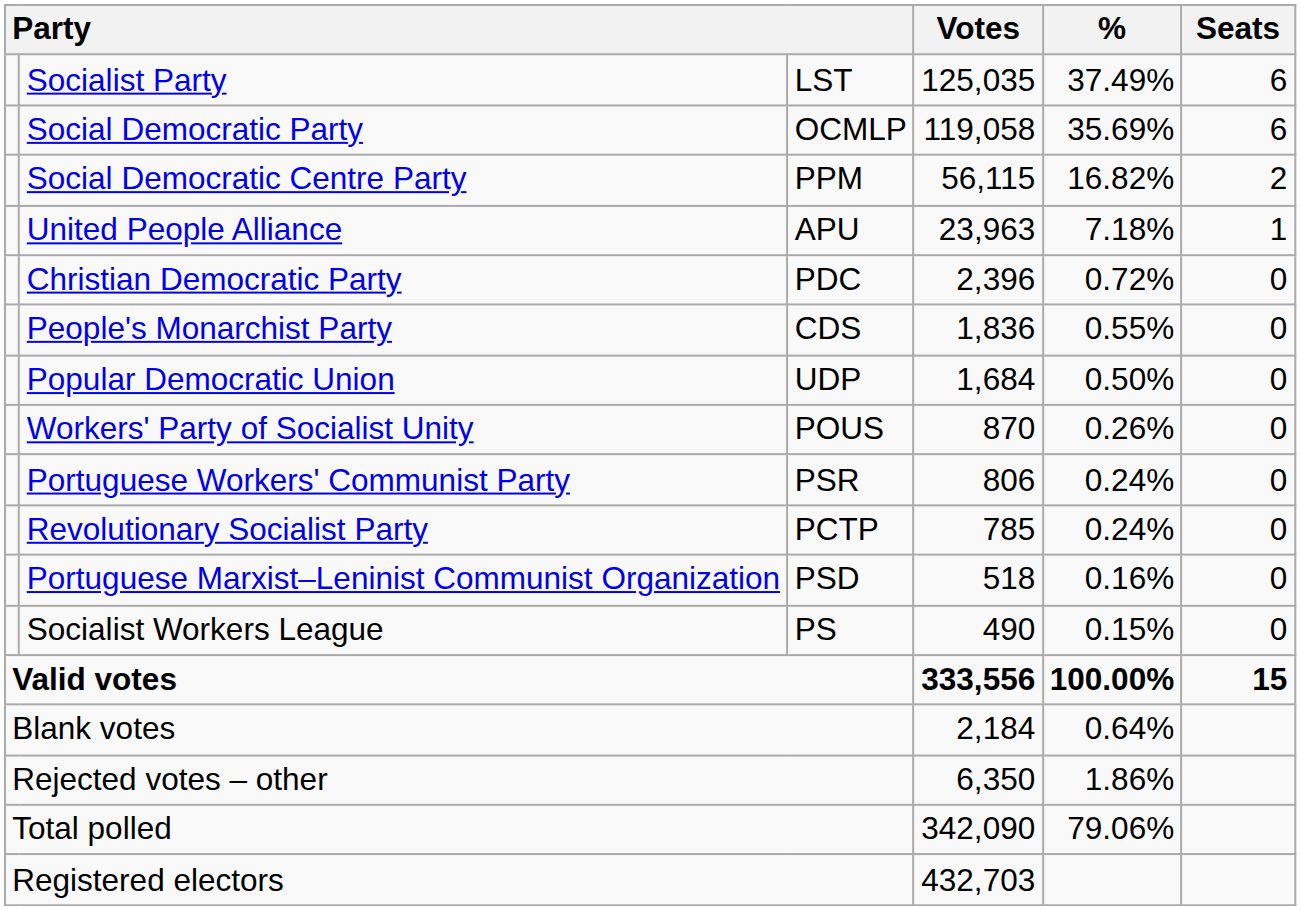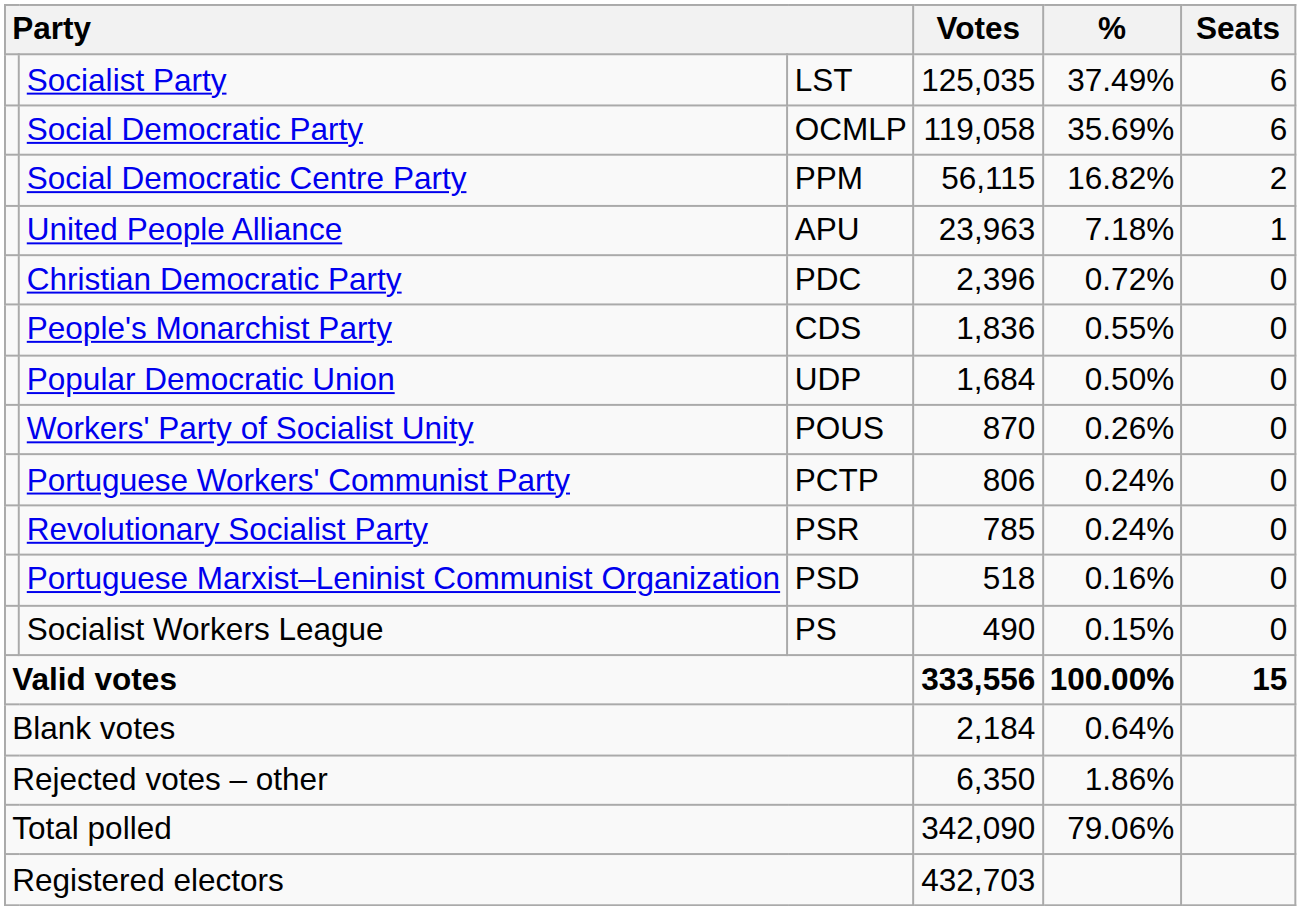(827, 479) PSR -> (837, 479) PCTP
(837, 529) PCTP -> (827, 529) PSR
